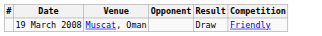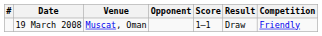+ column: (208, 11)
